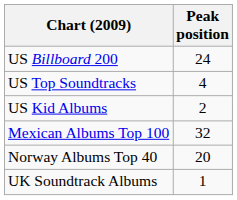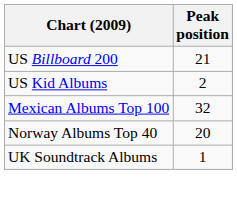(203, 58) 24 -> (203, 58) 21
- row: (72, 83)
